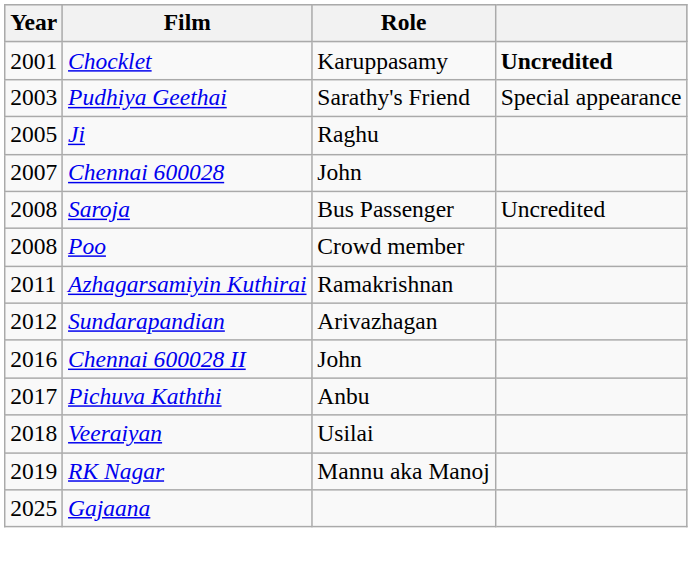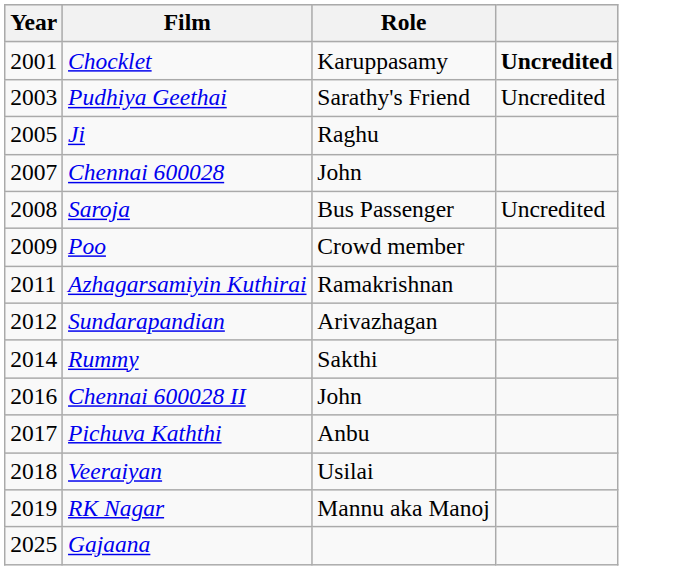(591, 97) Special appearance -> (553, 97) Uncredited
(34, 246) 2008 -> (34, 246) 2009
+ row: (103, 358)
